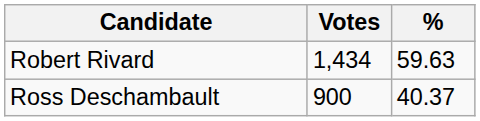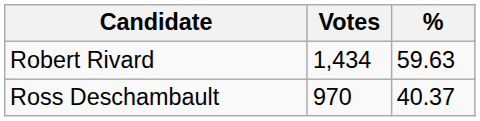(332, 97) 900 -> (332, 97) 970
